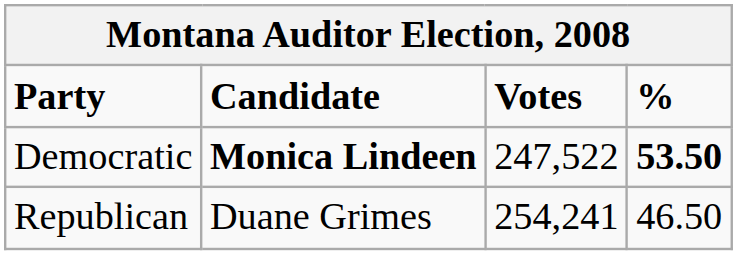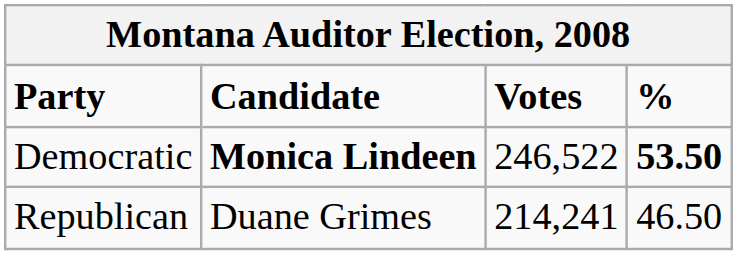(556, 156) 247,522 -> (556, 156) 246,522
(556, 216) 254,241 -> (556, 216) 214,241
